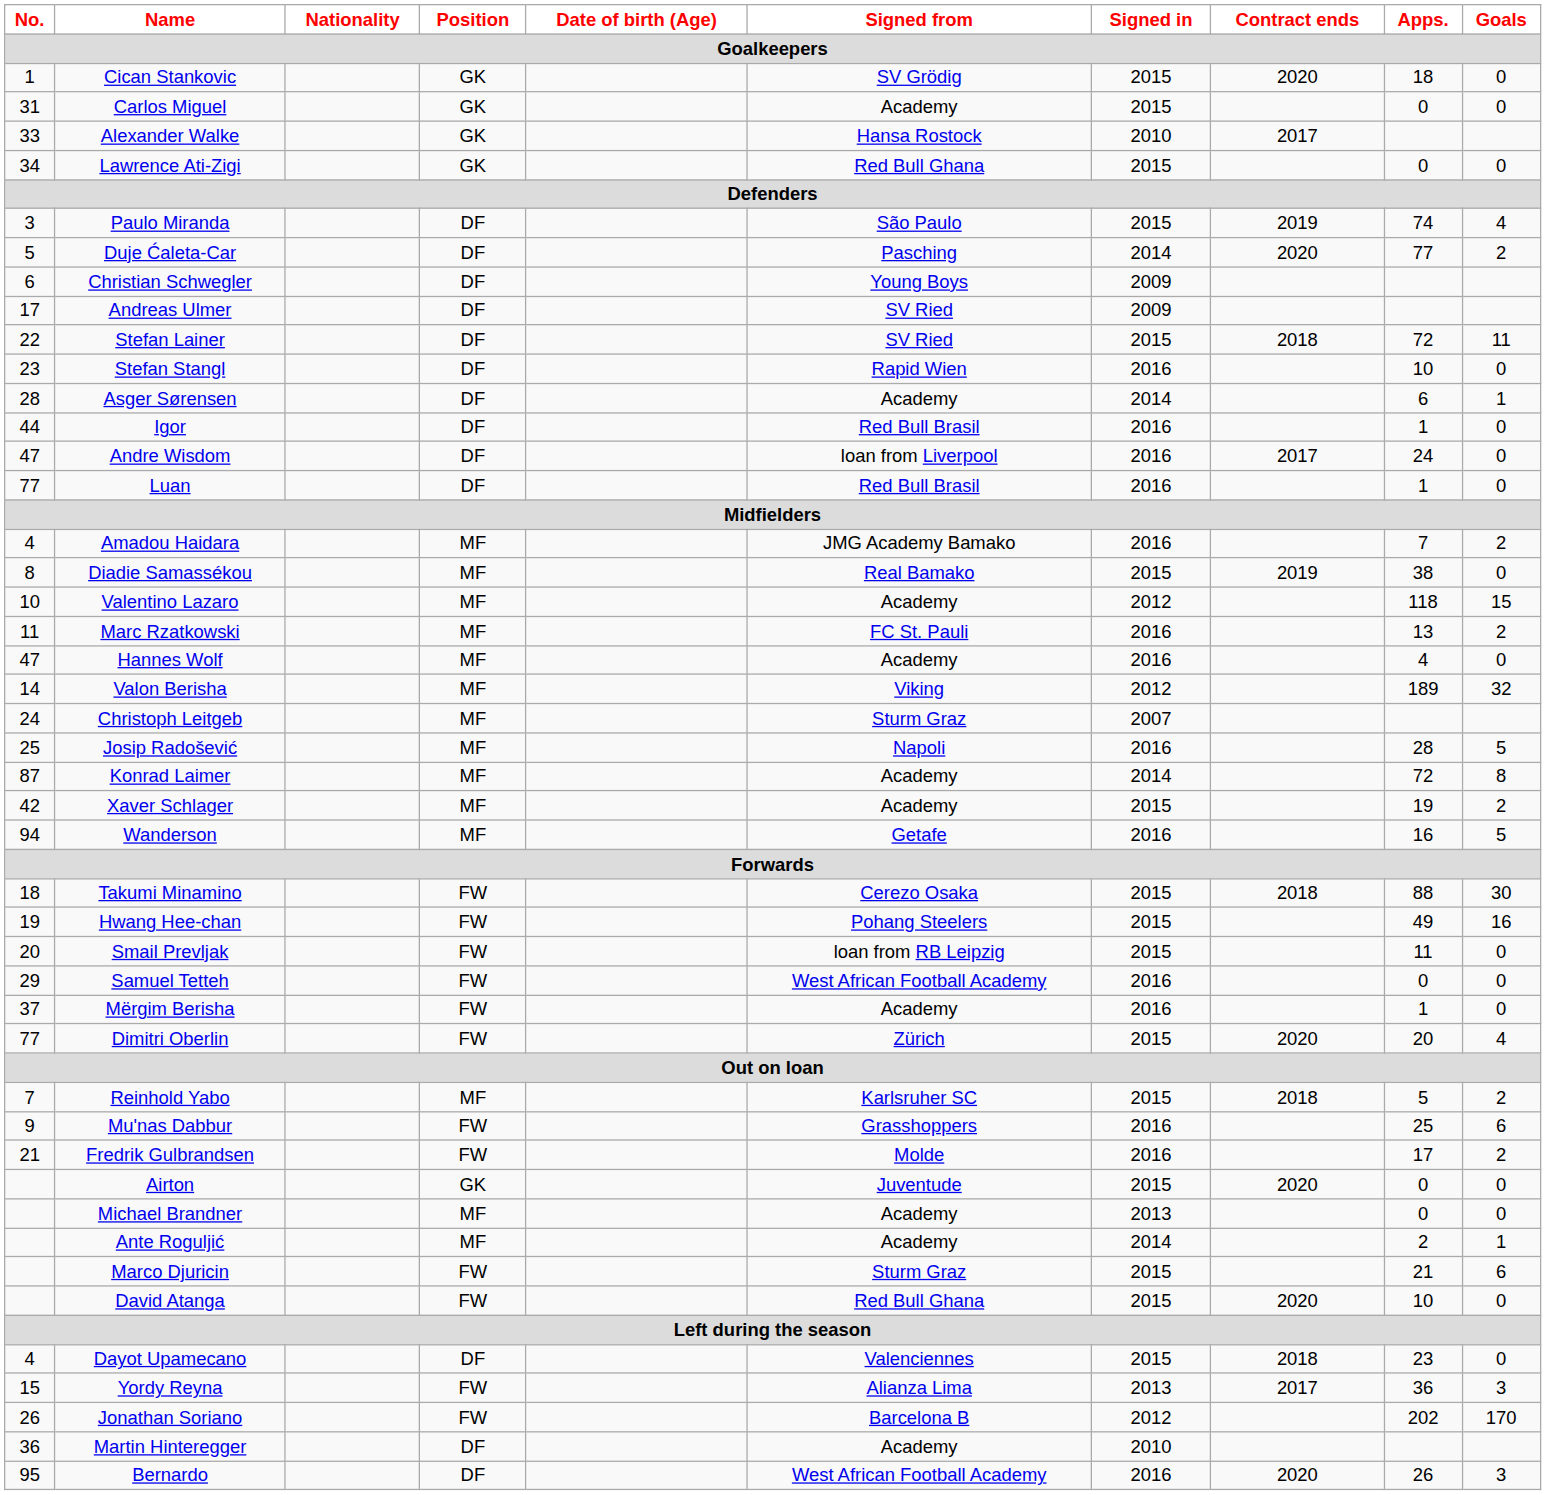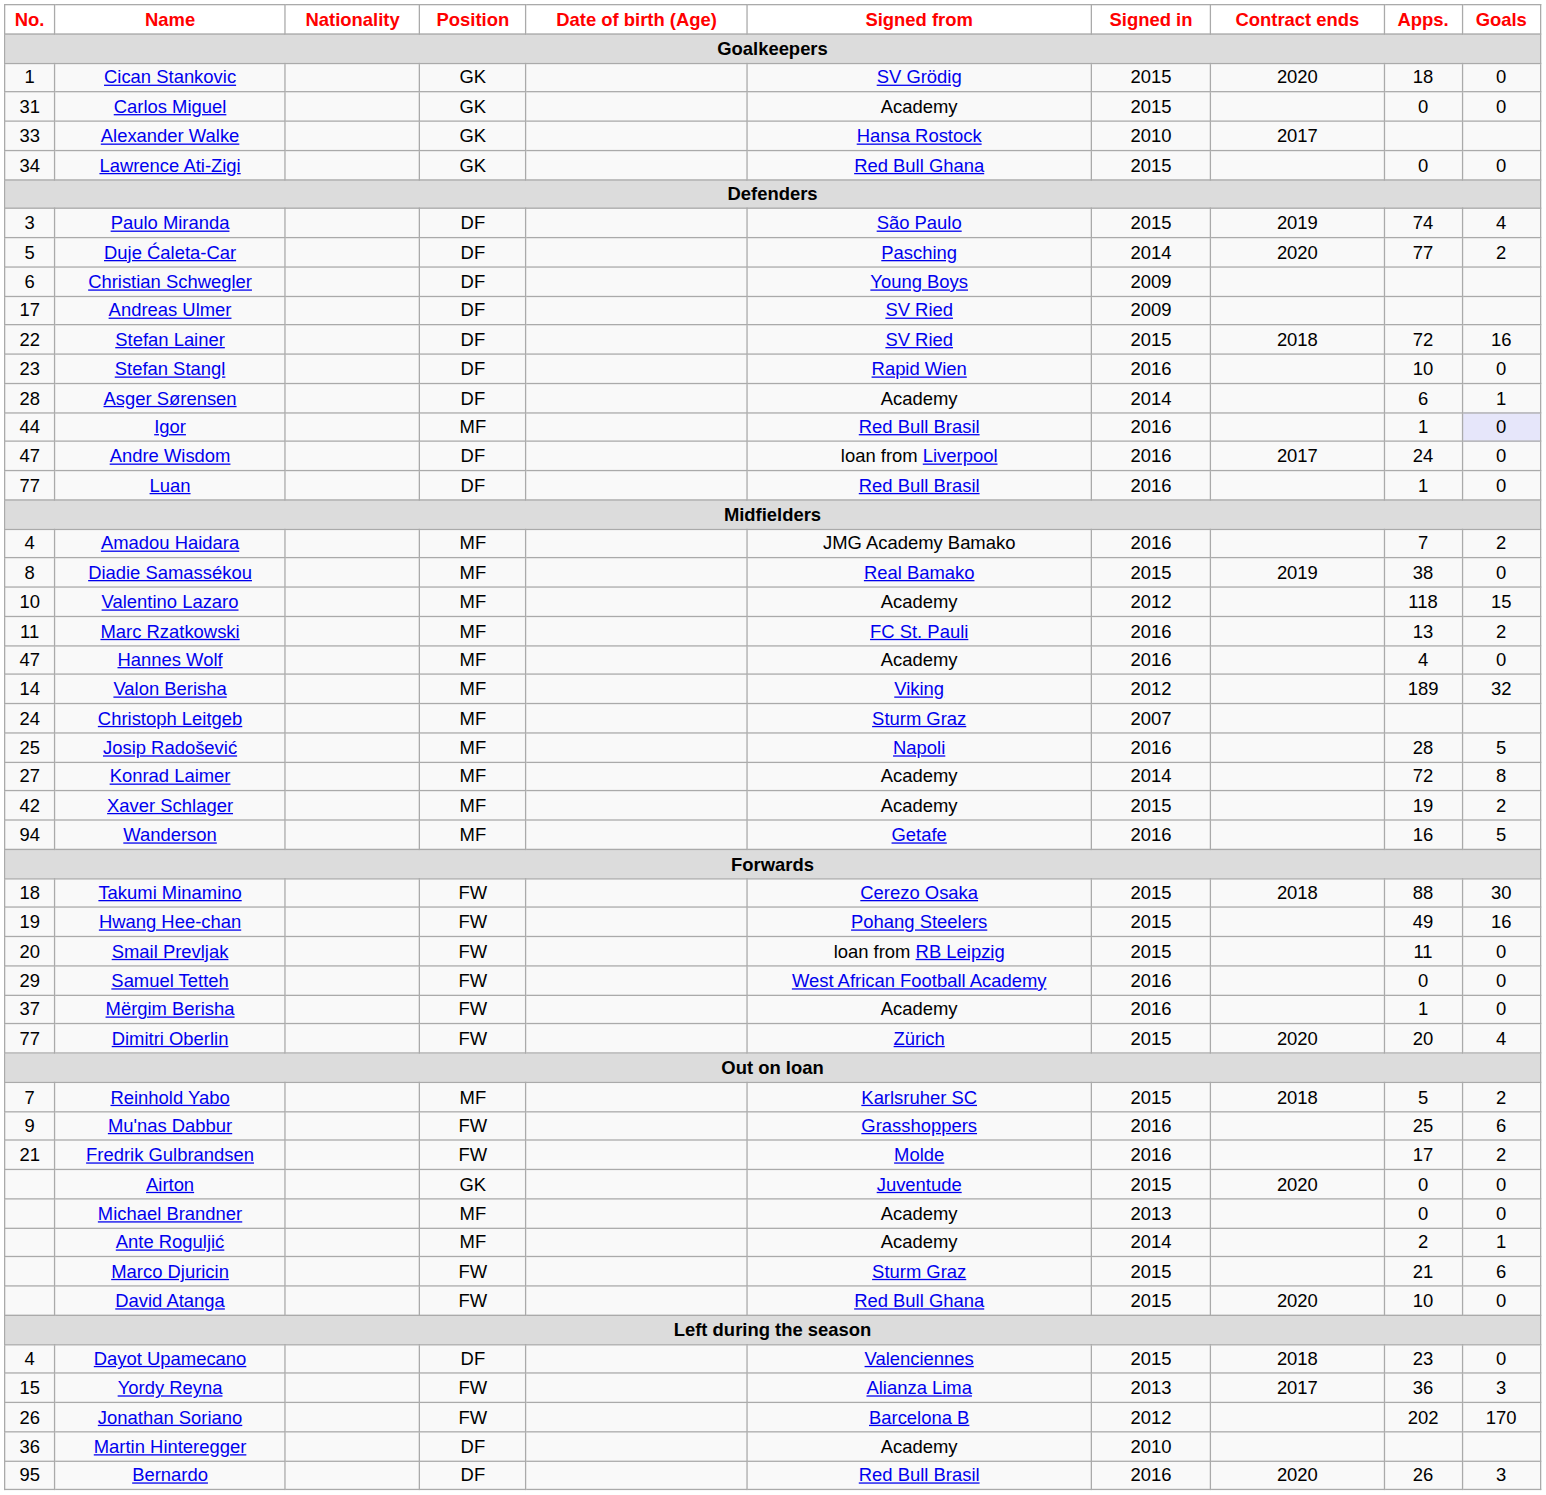(1501, 340) 11 -> (1501, 340) 16
(473, 427) DF -> (473, 427) MF
(1501, 427) no background -> (1501, 427) lavender background
(30, 777) 87 -> (30, 777) 27
(919, 1476) West African Football Academy -> (919, 1476) Red Bull Brasil
